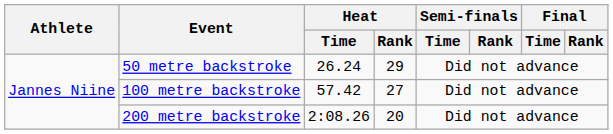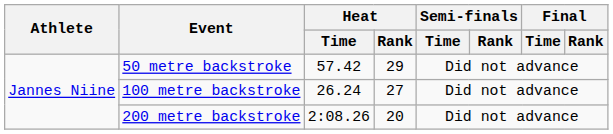(339, 67) 26.24 -> (339, 67) 57.42
(339, 92) 57.42 -> (339, 92) 26.24
